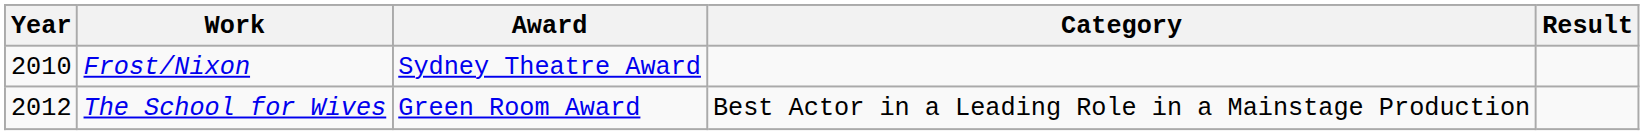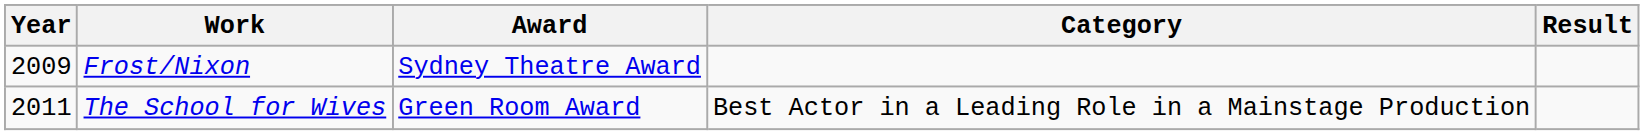(41, 67) 2010 -> (41, 67) 2009
(41, 108) 2012 -> (41, 108) 2011
